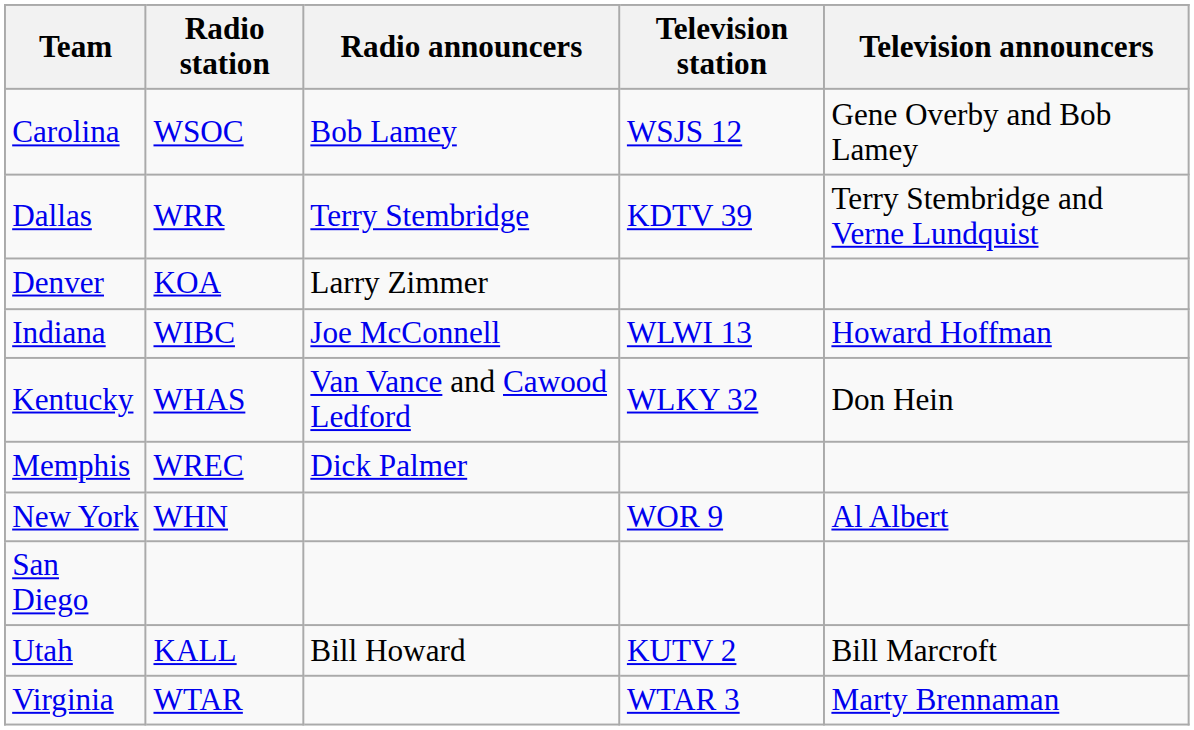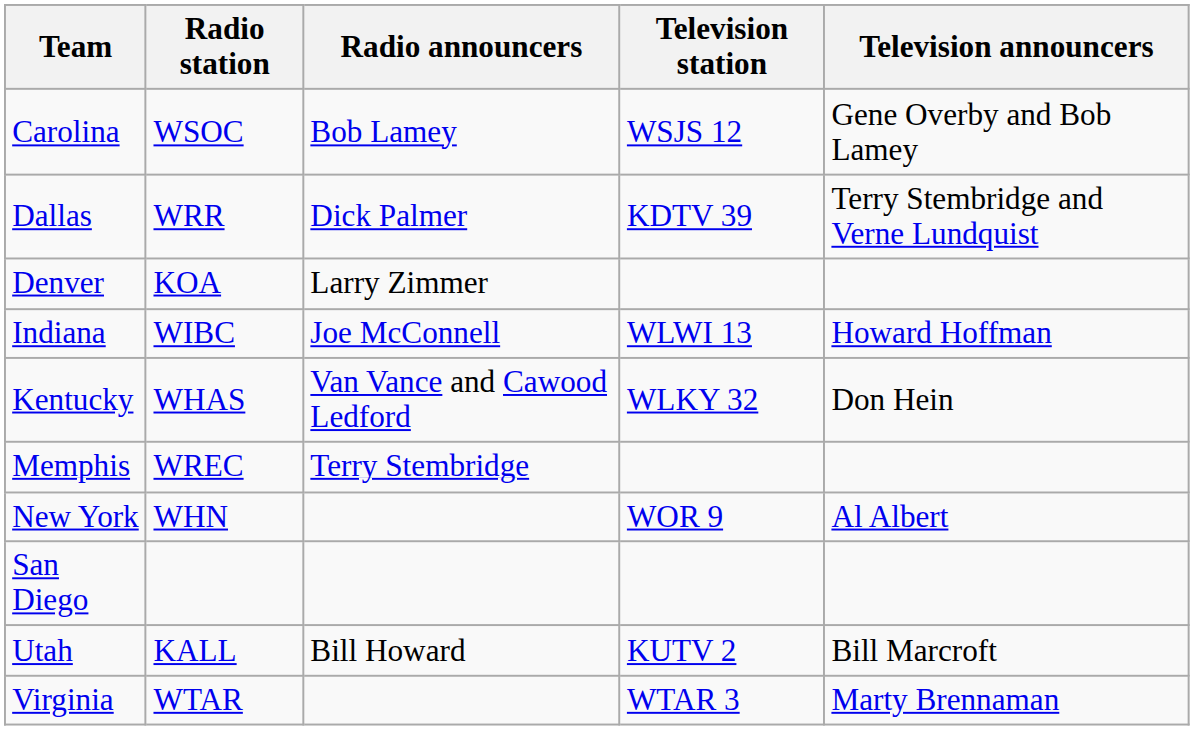(420, 215) Terry Stembridge -> (389, 215) Dick Palmer
(389, 466) Dick Palmer -> (420, 466) Terry Stembridge
